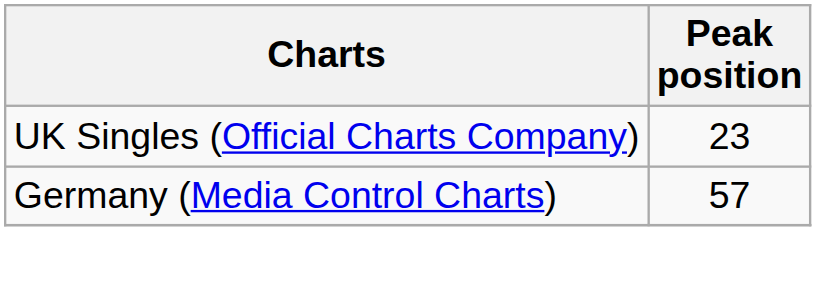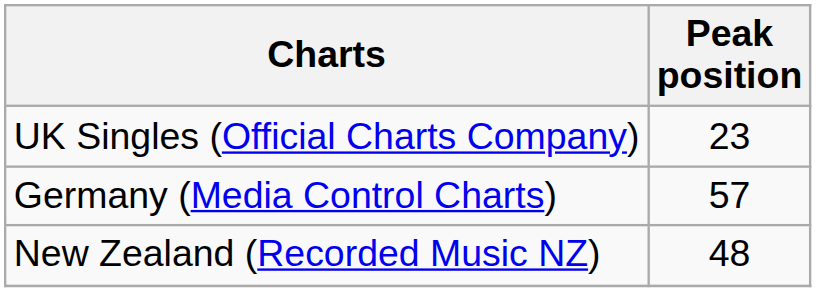+ row: (307, 254)
